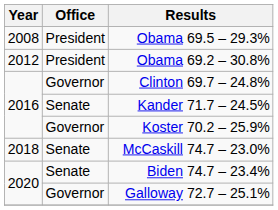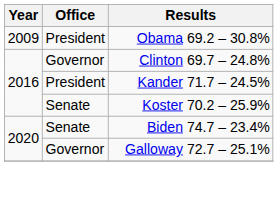- row: (203, 37)
(23, 60) 2012 -> (23, 37) 2009
(68, 104) Senate -> (75, 82) President
(75, 127) Governor -> (68, 104) Senate
- row: (196, 149)
